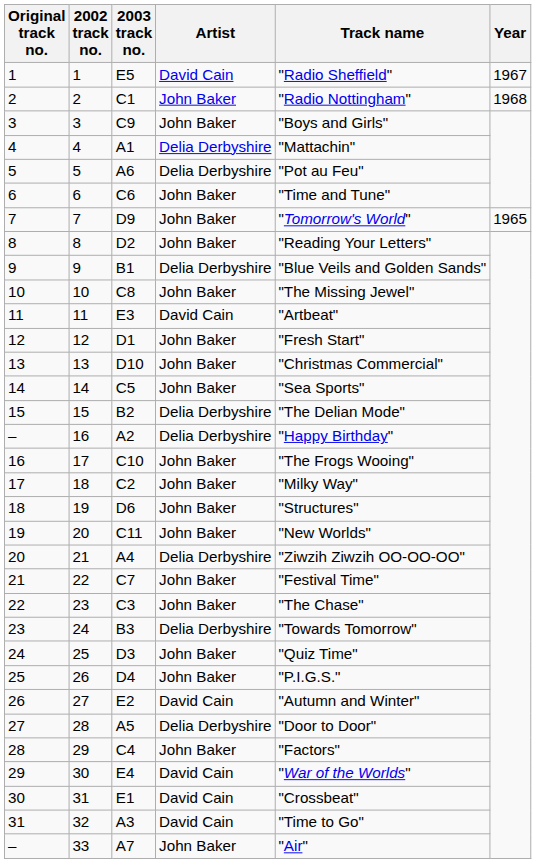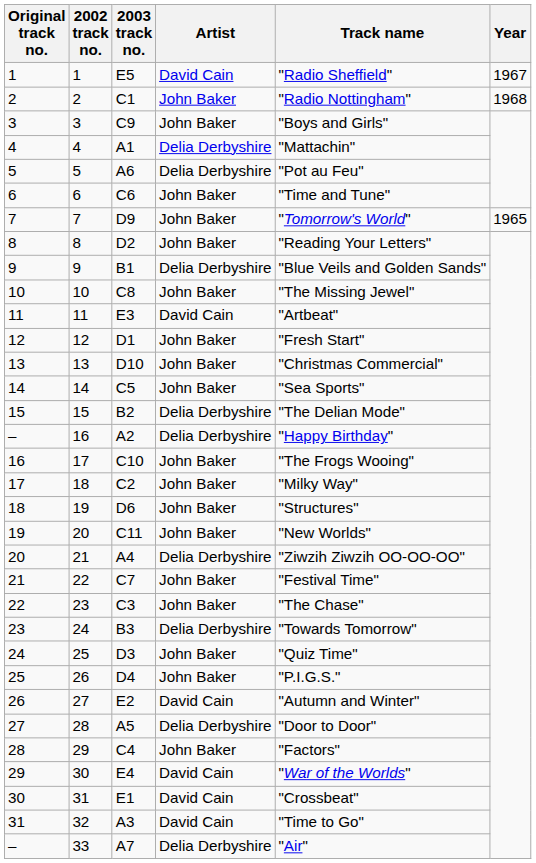(198, 846) John Baker -> (215, 846) Delia Derbyshire
